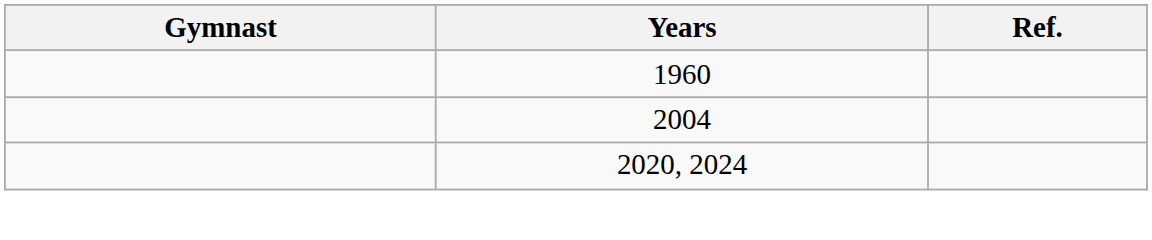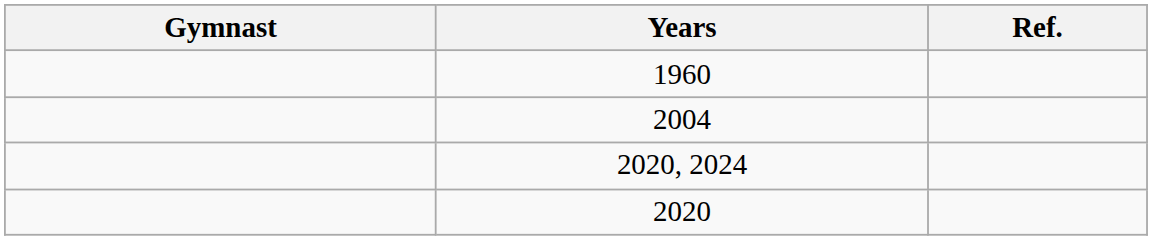+ row: (682, 211)
